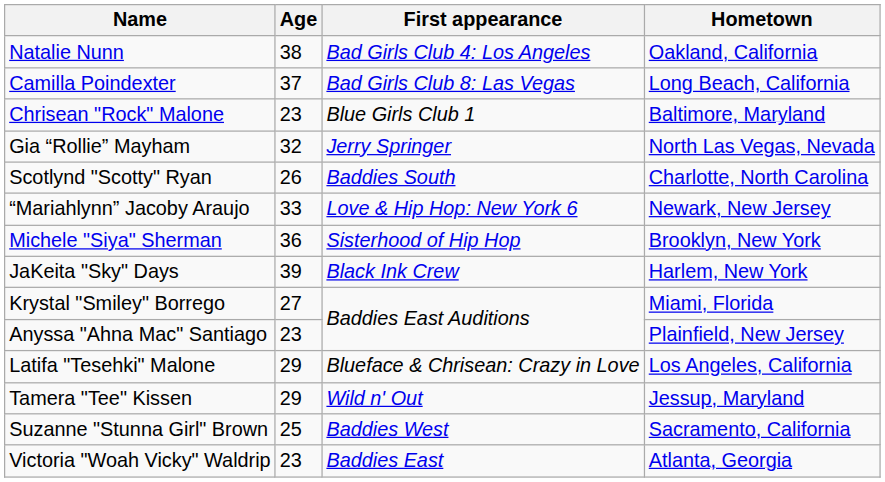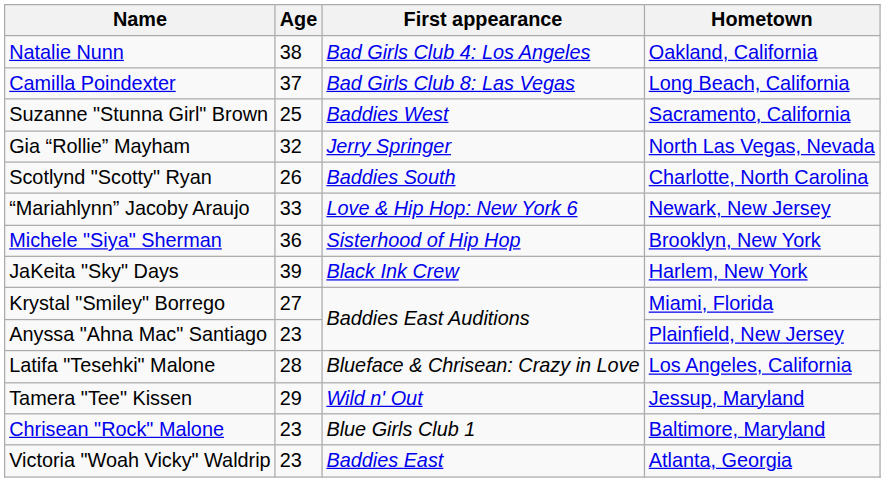rows swapped: (117, 114) <-> (139, 429)
(291, 366) 29 -> (291, 366) 28
